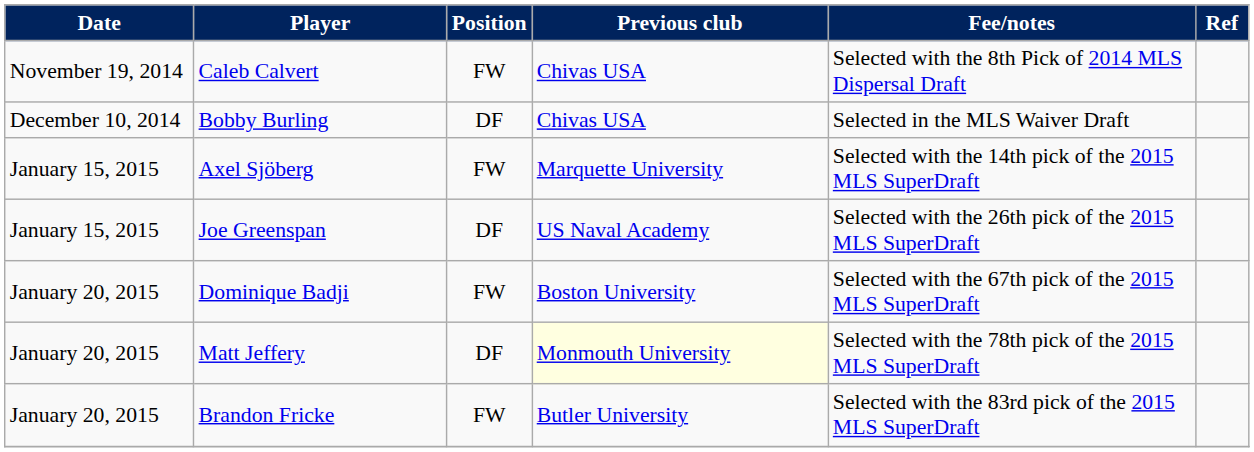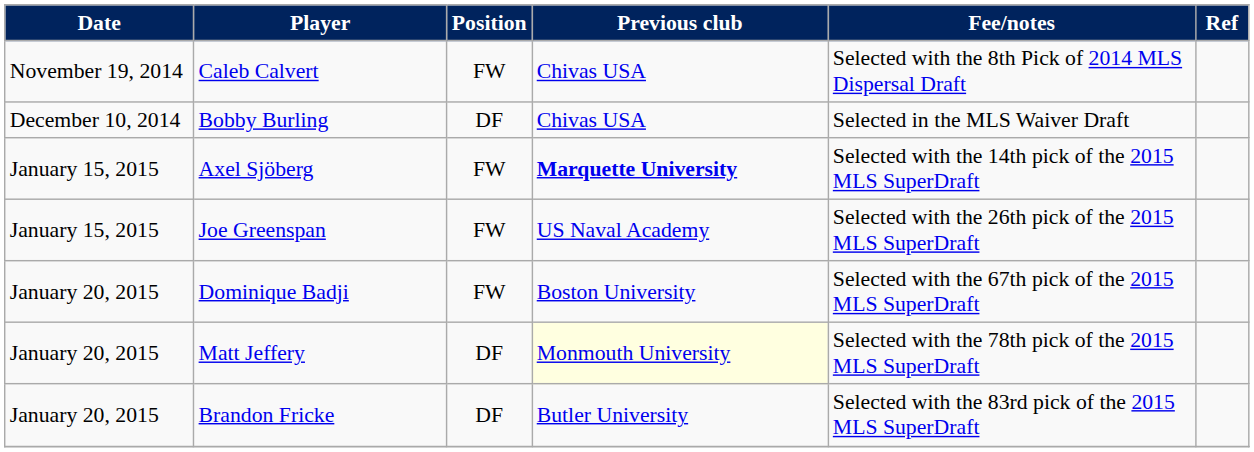(630, 168) normal -> (637, 168) bold
(489, 230) DF -> (489, 230) FW
(489, 415) FW -> (489, 415) DF
